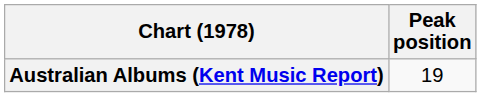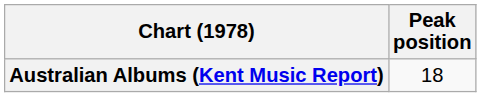(432, 75) 19 -> (432, 75) 18
